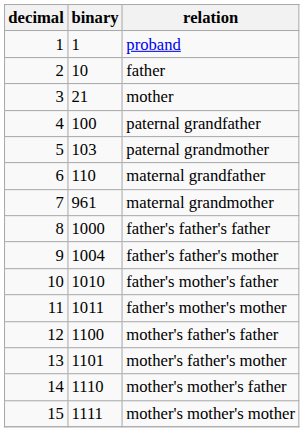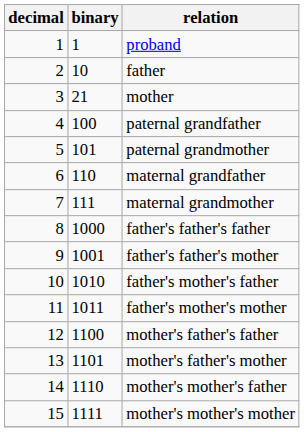(84, 149) 103 -> (84, 149) 101
(84, 202) 961 -> (83, 202) 111
(88, 255) 1004 -> (88, 255) 1001
